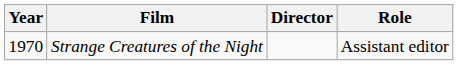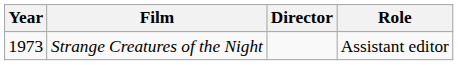(26, 45) 1970 -> (26, 45) 1973
